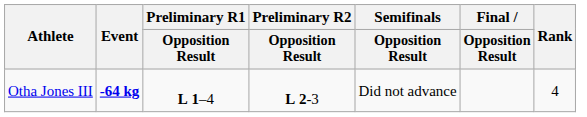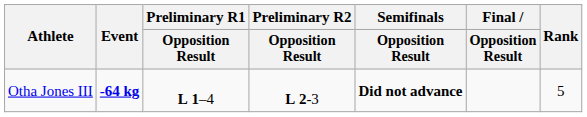(408, 90) normal -> (411, 90) bold
(555, 90) 4 -> (561, 90) 5
